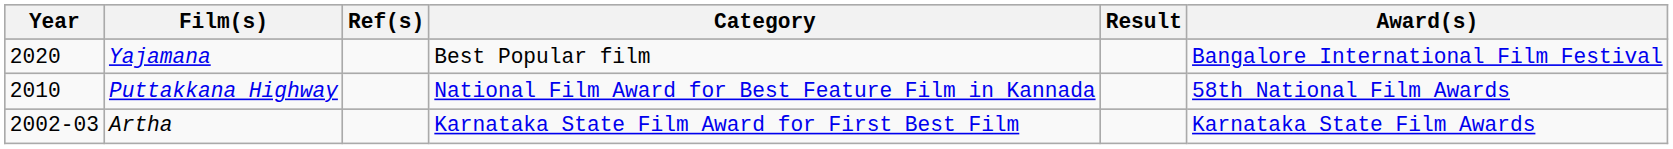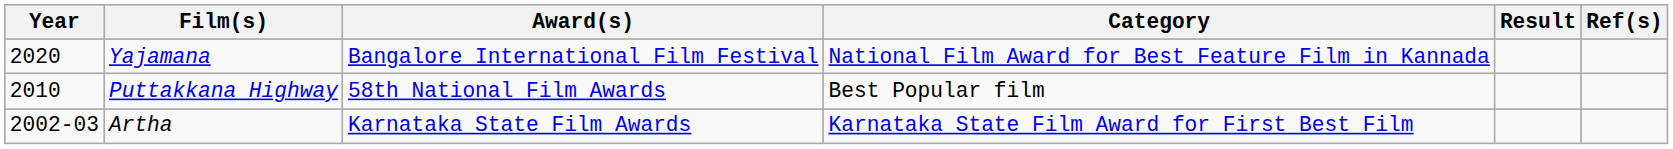columns swapped: (1427, 22) <-> (386, 22)
(542, 57) Best Popular film -> (1159, 57) National Film Award for Best Feature Film in Kannada
(765, 91) National Film Award for Best Feature Film in Kannada -> (937, 91) Best Popular film
